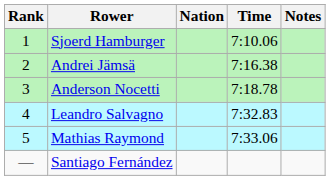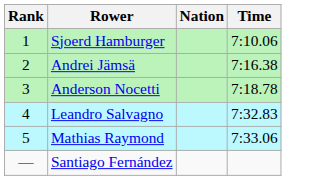- column: (303, 16)
